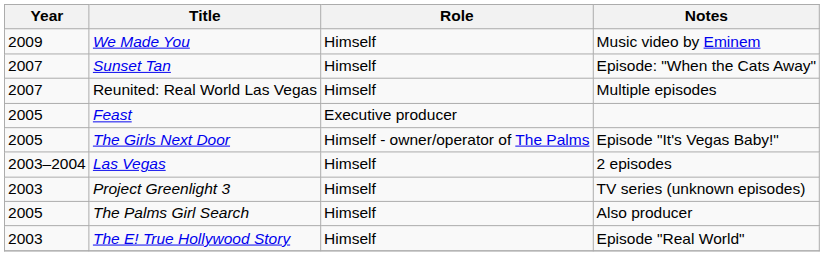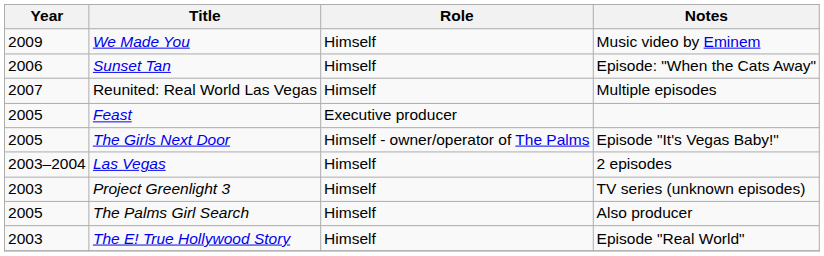(25, 66) 2007 -> (25, 66) 2006
